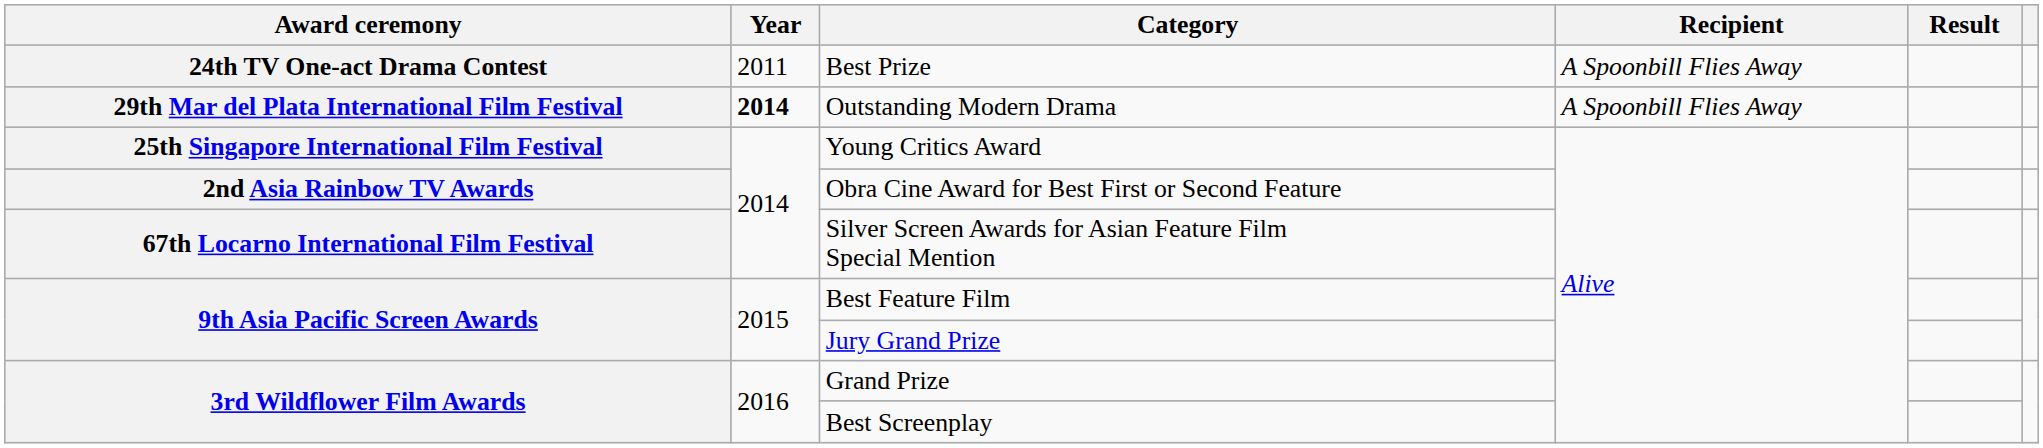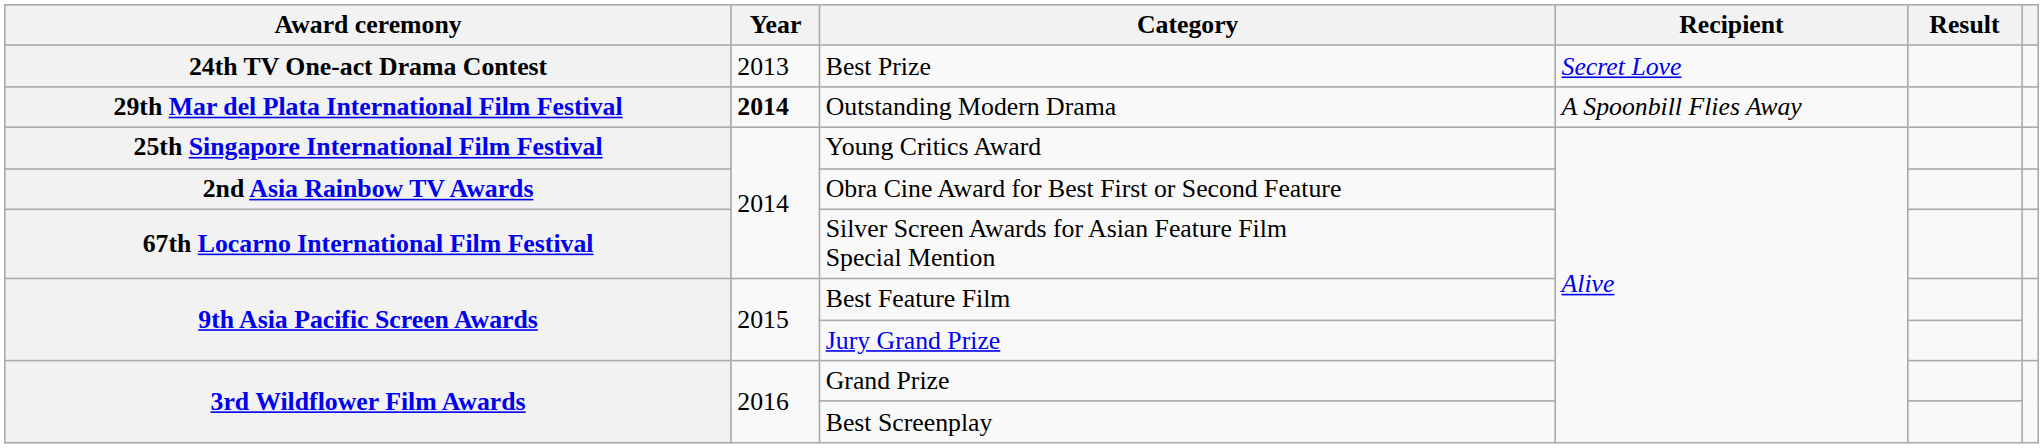(763, 65) 2011 -> (763, 65) 2013
(1682, 65) A Spoonbill Flies Away -> (1622, 65) Secret Love
